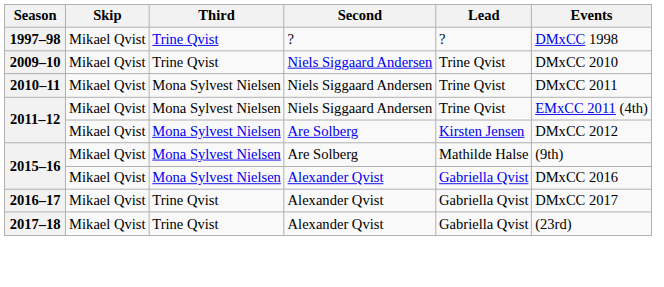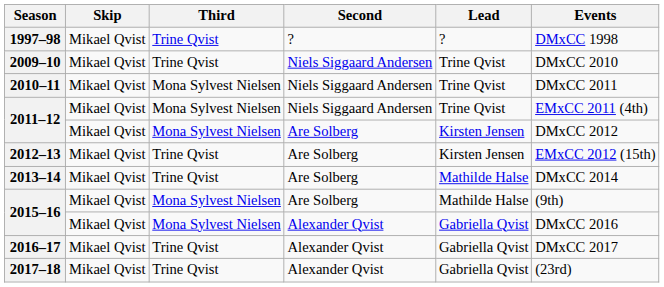+ row: (35, 154)
+ row: (35, 177)
